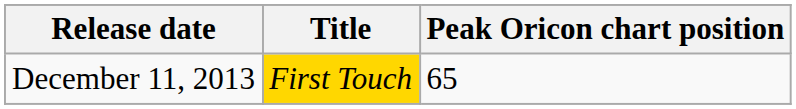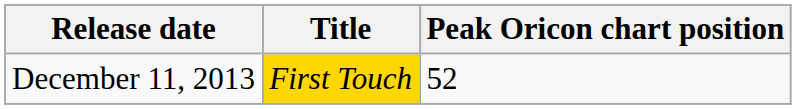(442, 78) 65 -> (442, 78) 52
